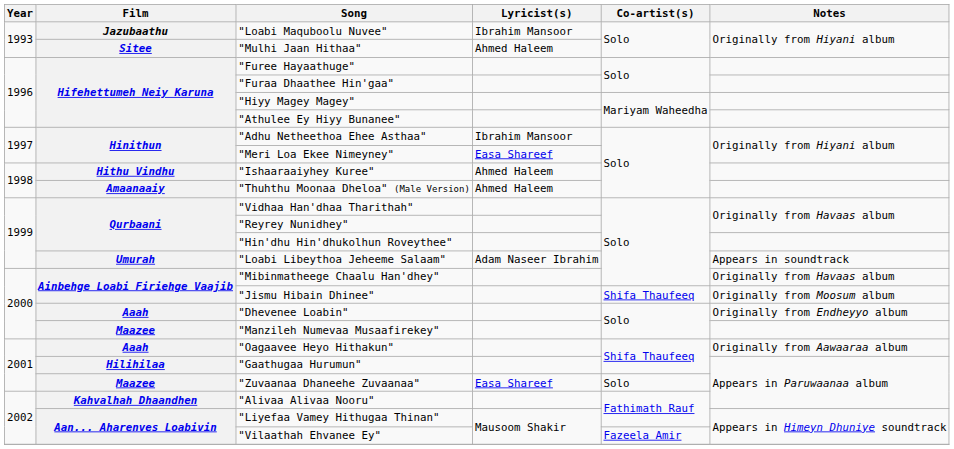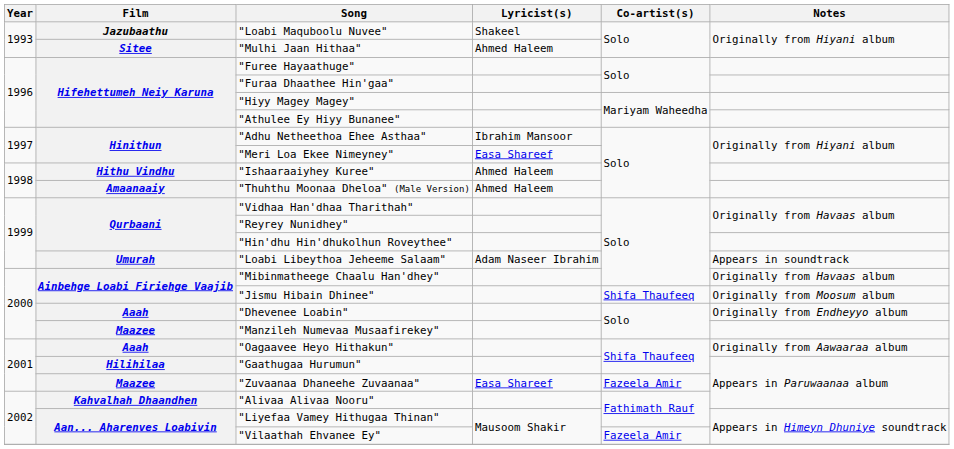(524, 31) Ibrahim Mansoor -> (498, 31) Shakeel
(617, 383) Solo -> (642, 383) Fazeela Amir
